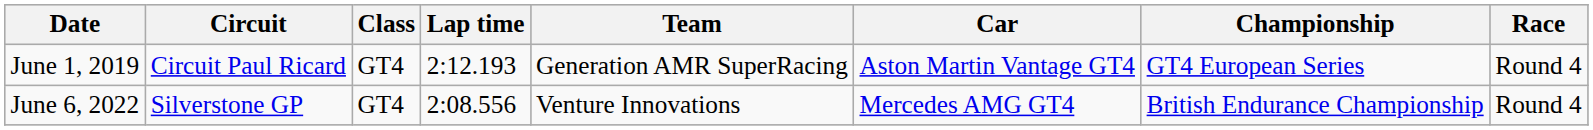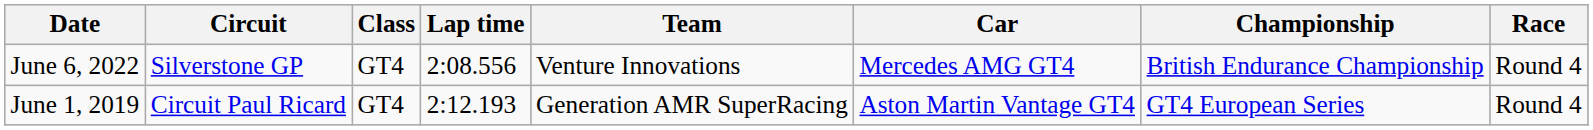rows swapped: (75, 64) <-> (75, 104)
